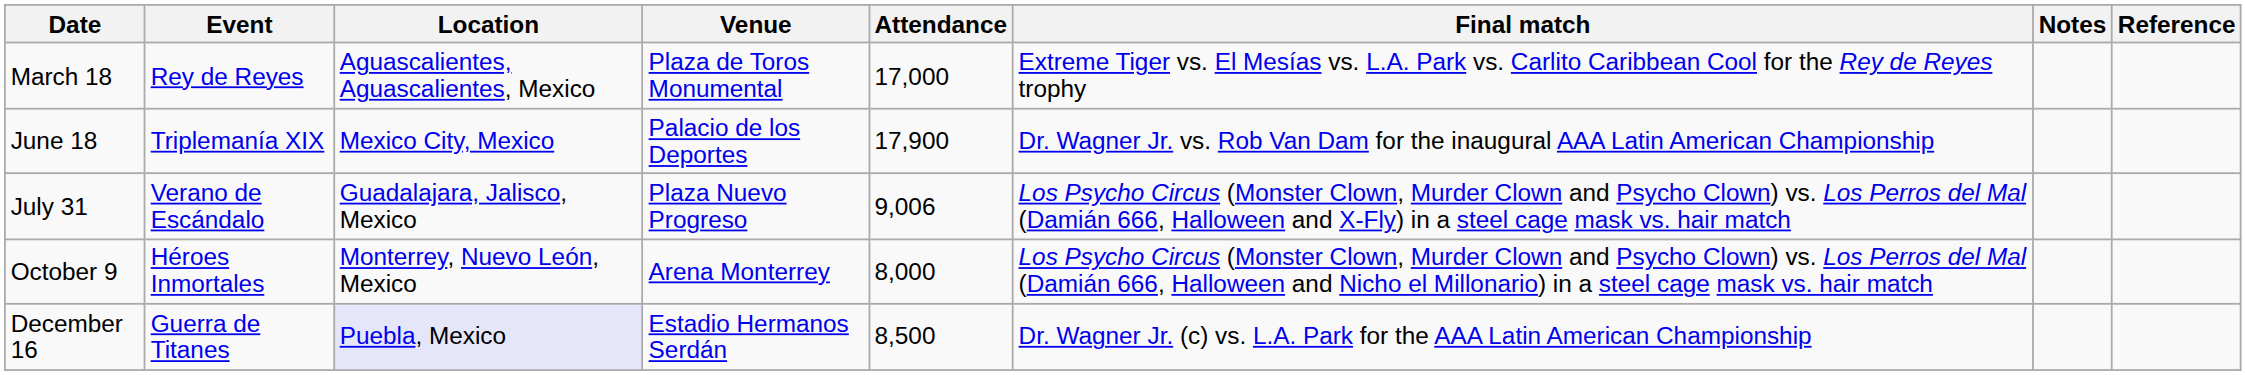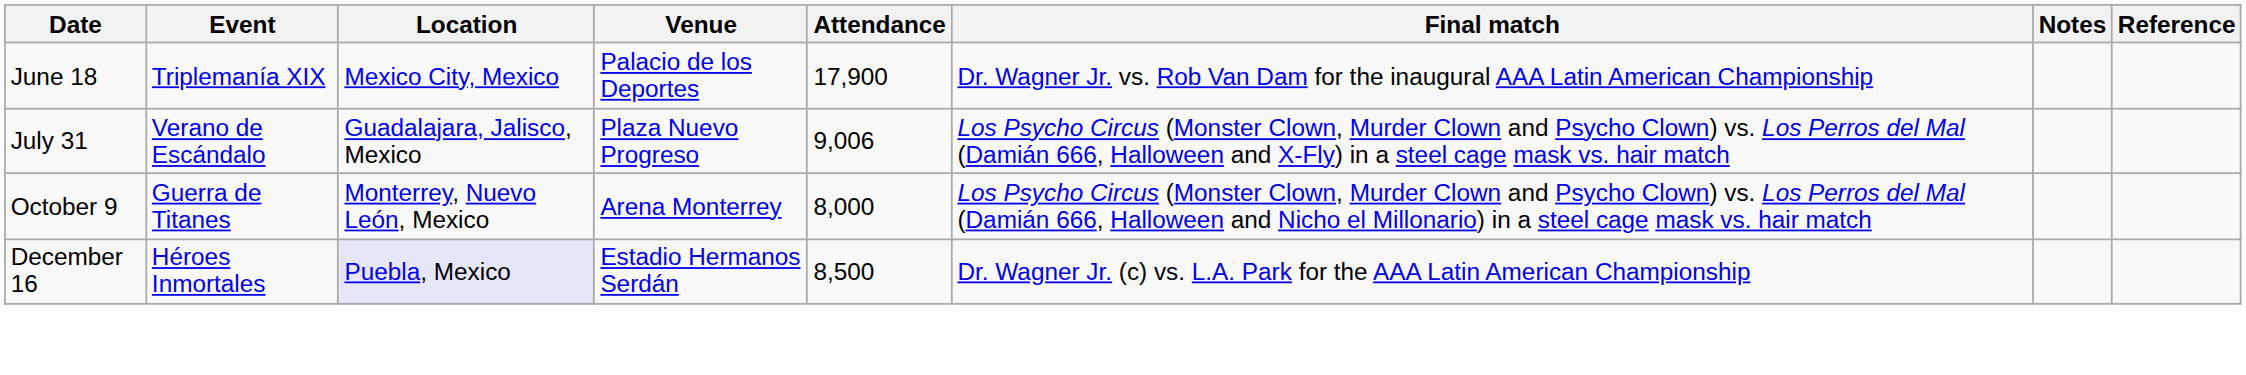- row: (61, 75)
(208, 271) Héroes Inmortales -> (207, 206) Guerra de Titanes
(205, 336) Guerra de Titanes -> (209, 271) Héroes Inmortales
